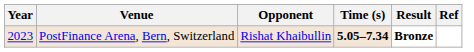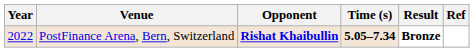(20, 36) 2023 -> (20, 36) 2022
(286, 36) normal -> (289, 36) bold
